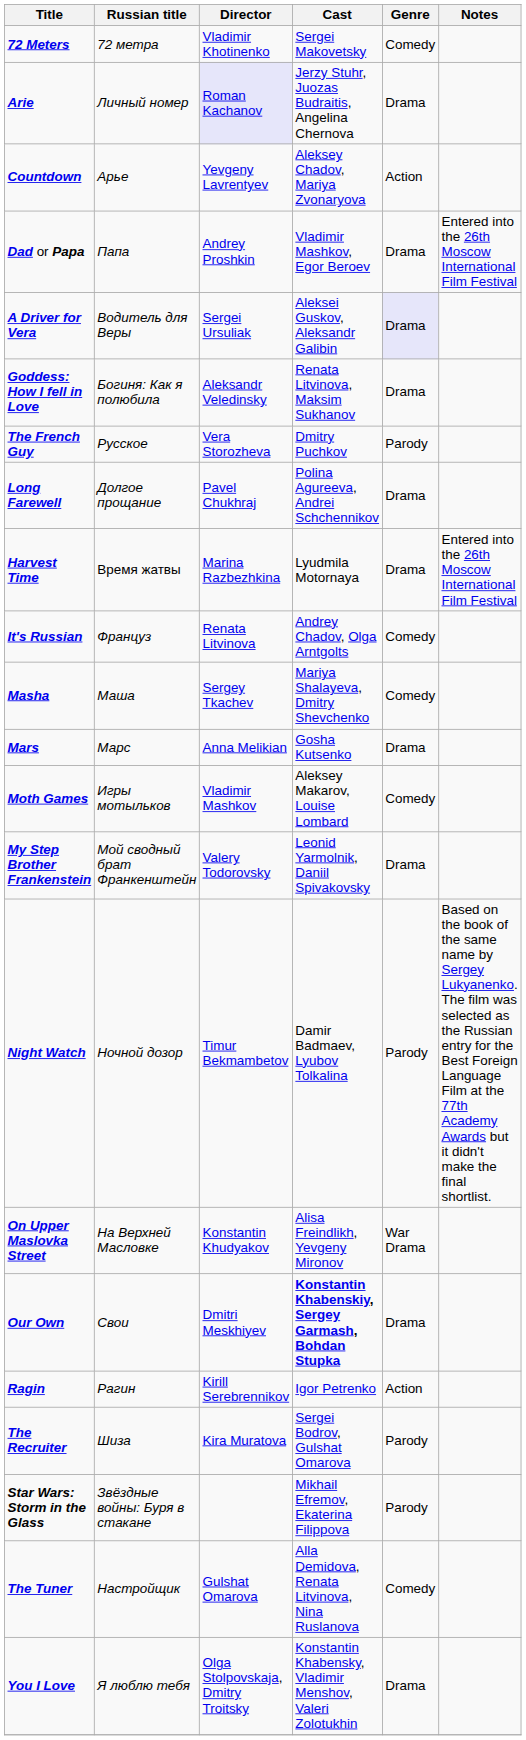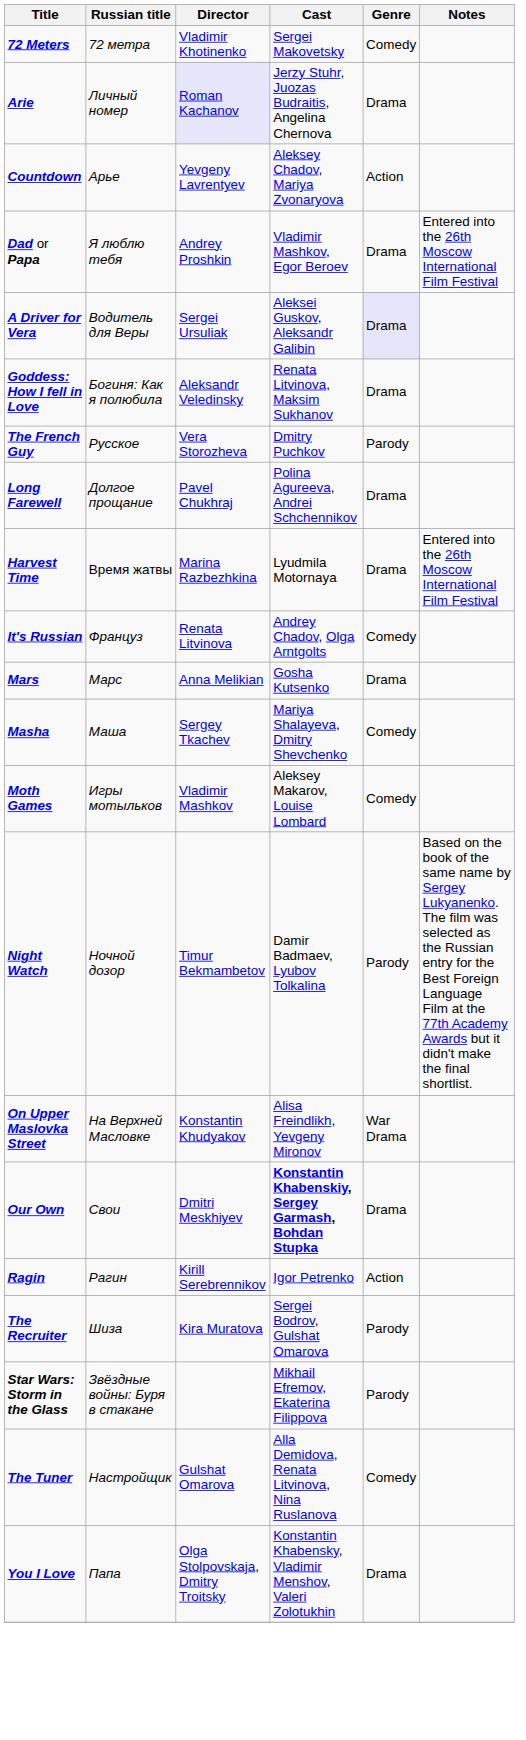(113, 251) Папа -> (117, 251) Я люблю тебя
rows swapped: (23, 747) <-> (28, 695)
- row: (49, 865)
(144, 1686) Я люблю тебя -> (105, 1574) Папа
